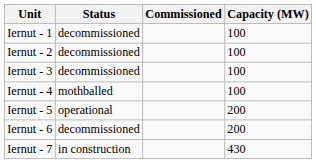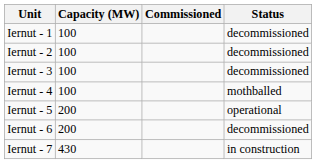columns swapped: (268, 14) <-> (99, 14)
